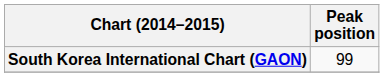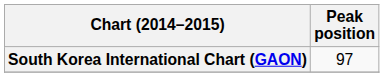(345, 59) 99 -> (345, 59) 97
